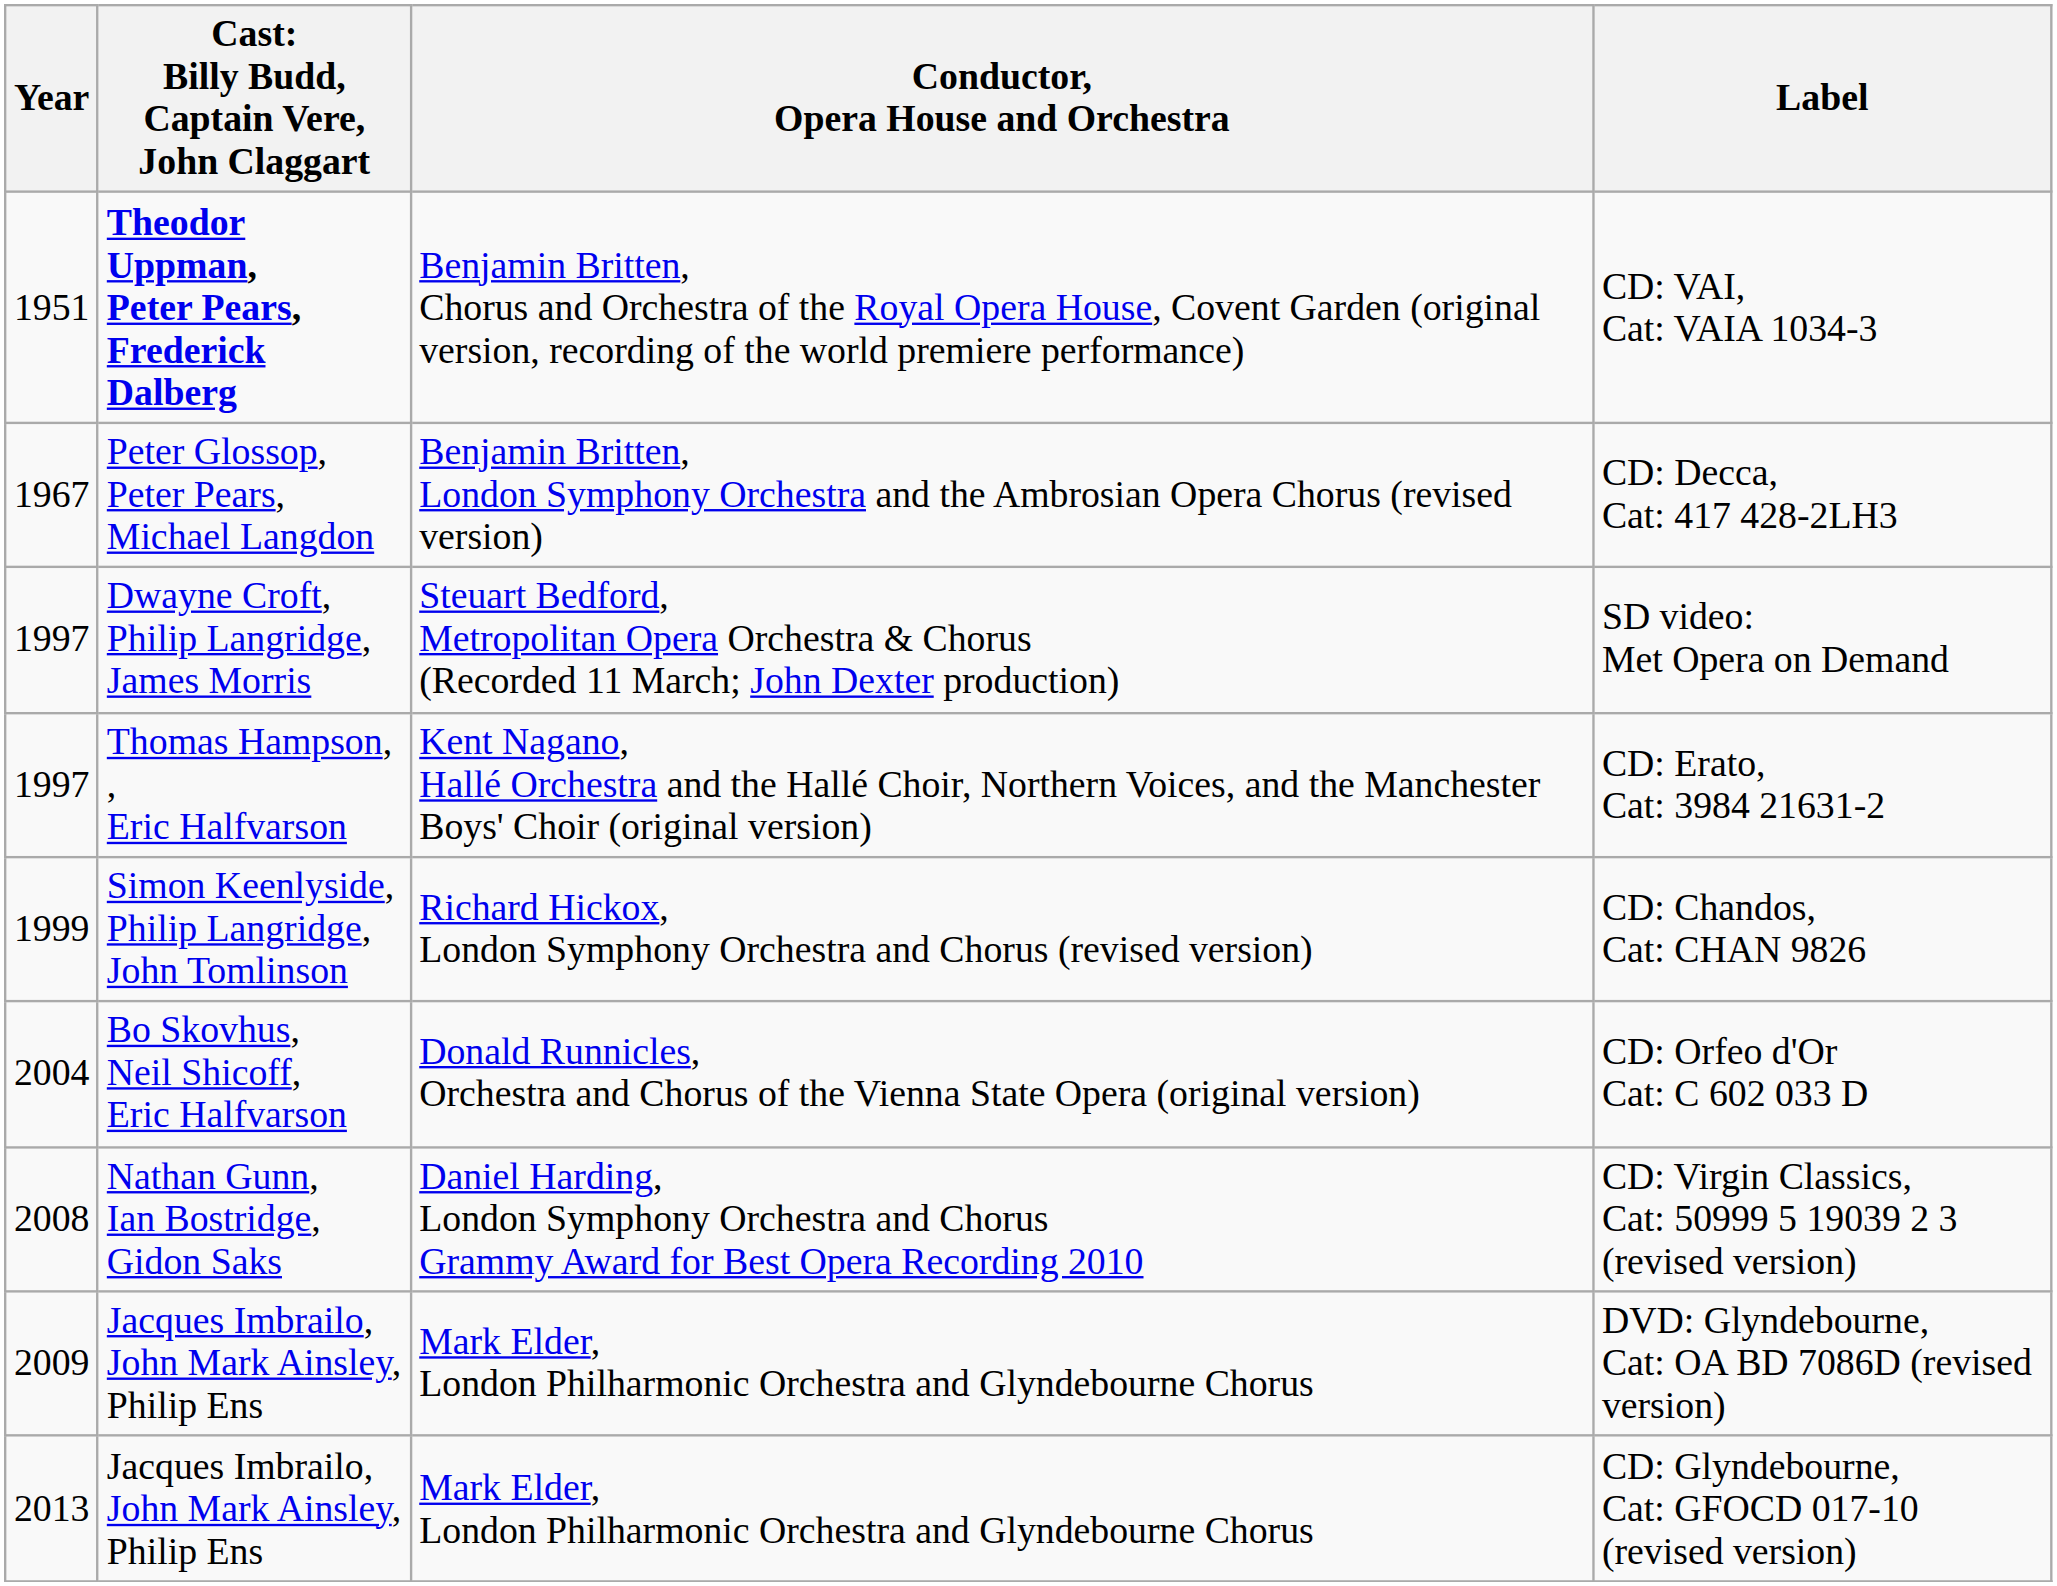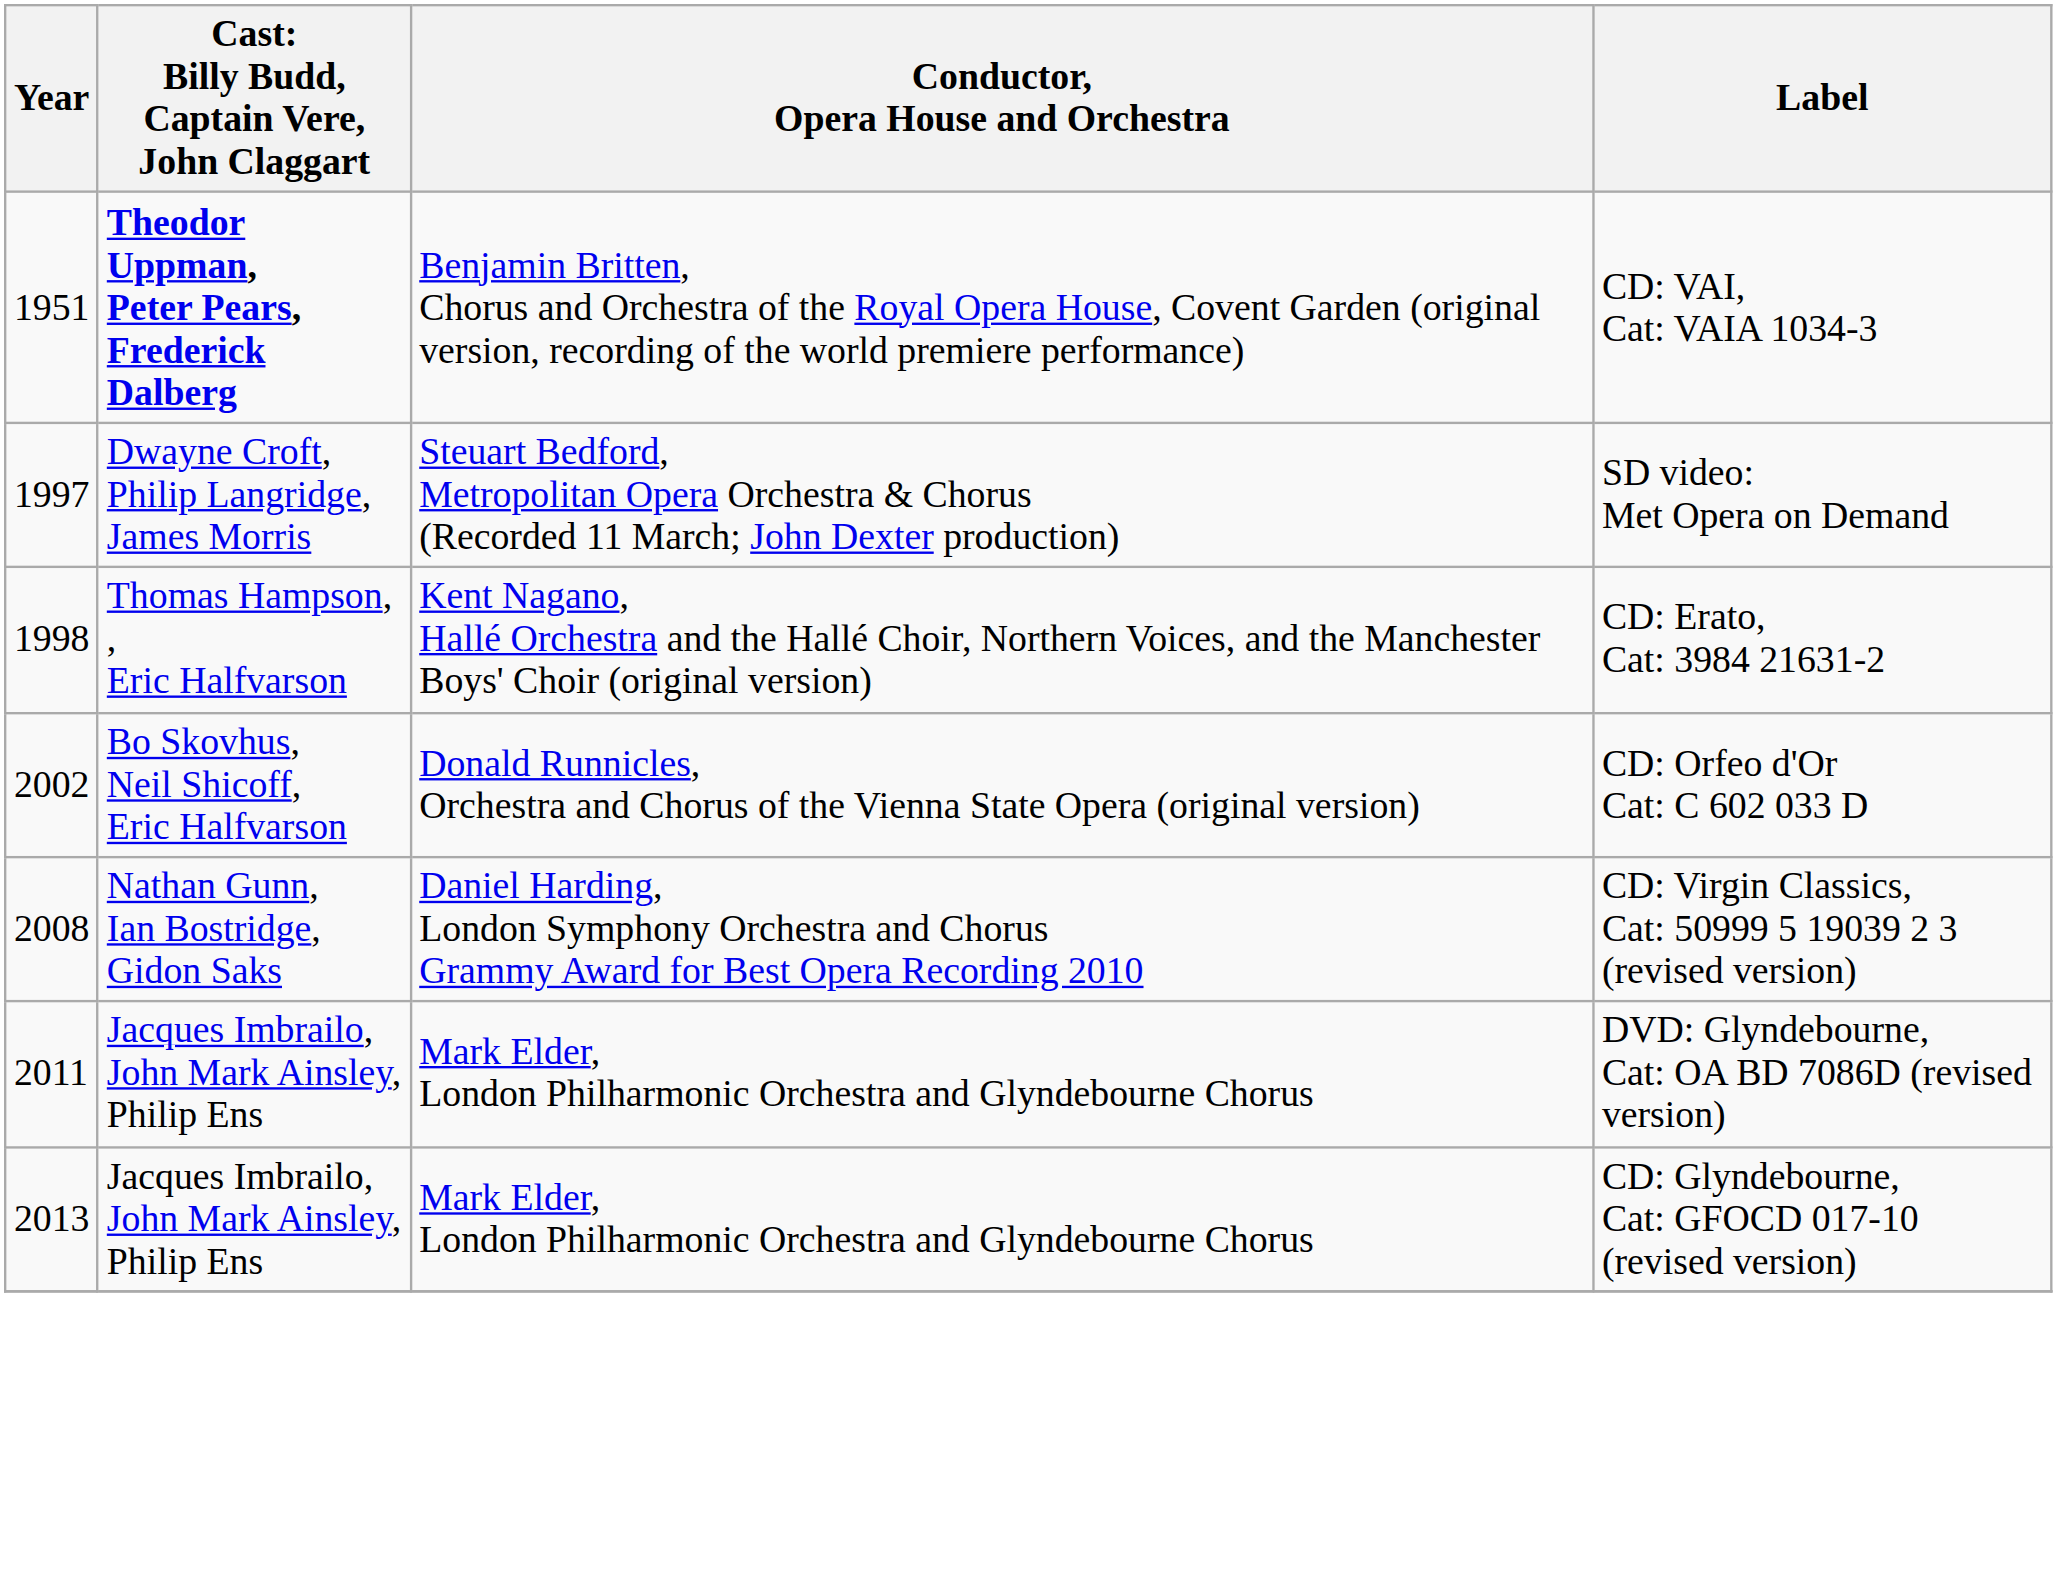- row: (1750, 494)
(52, 783) 1997 -> (52, 638) 1998
- row: (1734, 928)
(52, 1073) 2004 -> (52, 783) 2002
(52, 1363) 2009 -> (51, 1073) 2011
